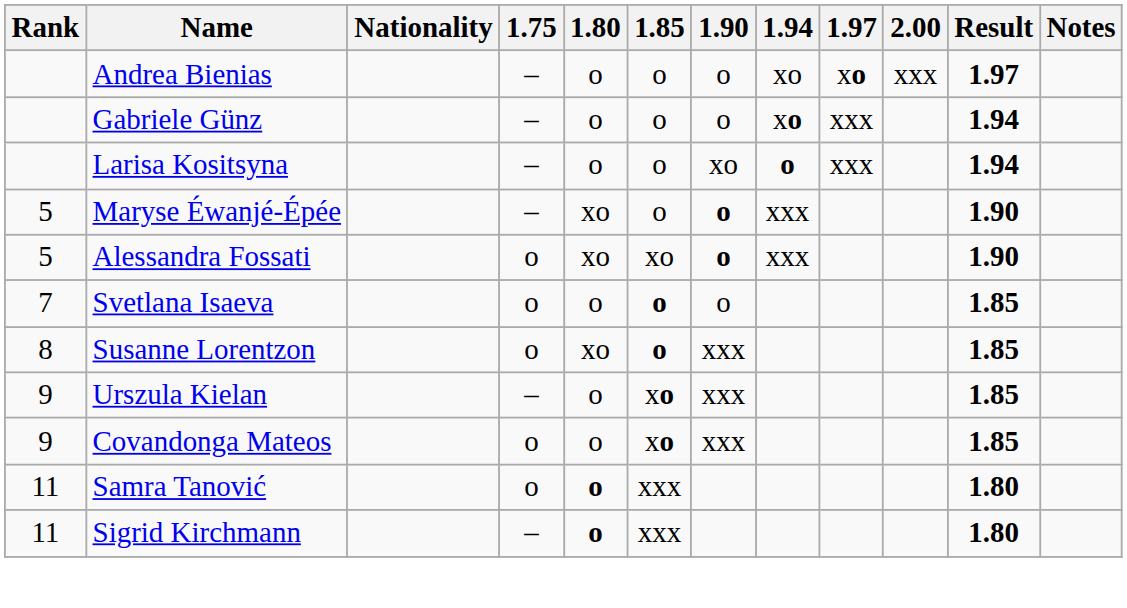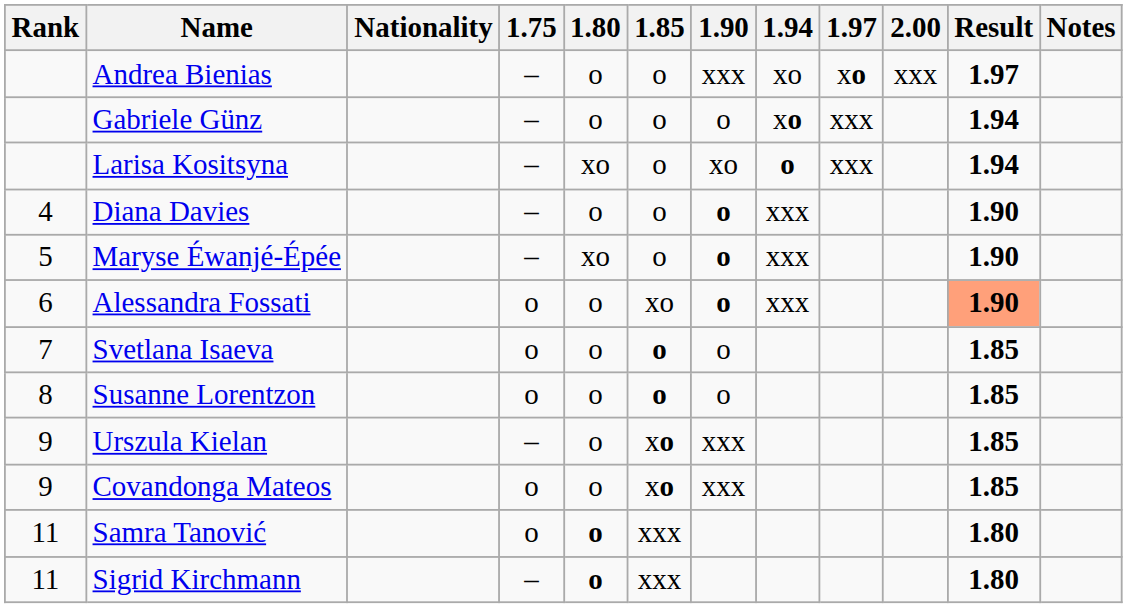(724, 73) o -> (724, 73) xxx
(595, 165) o -> (595, 165) xo
+ row: (171, 211)
(45, 257) 5 -> (45, 303) 6
(595, 257) xo -> (595, 303) o
(994, 257) no background -> (994, 303) lightsalmon background
(595, 348) xo -> (595, 394) o
(724, 348) xxx -> (724, 394) o
